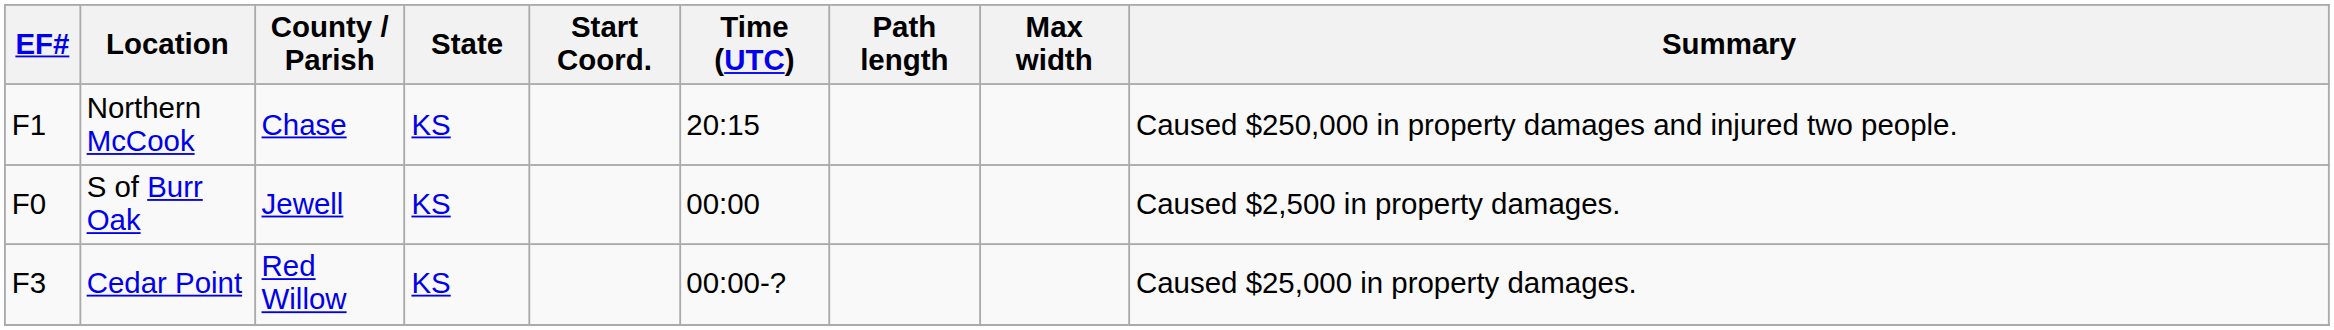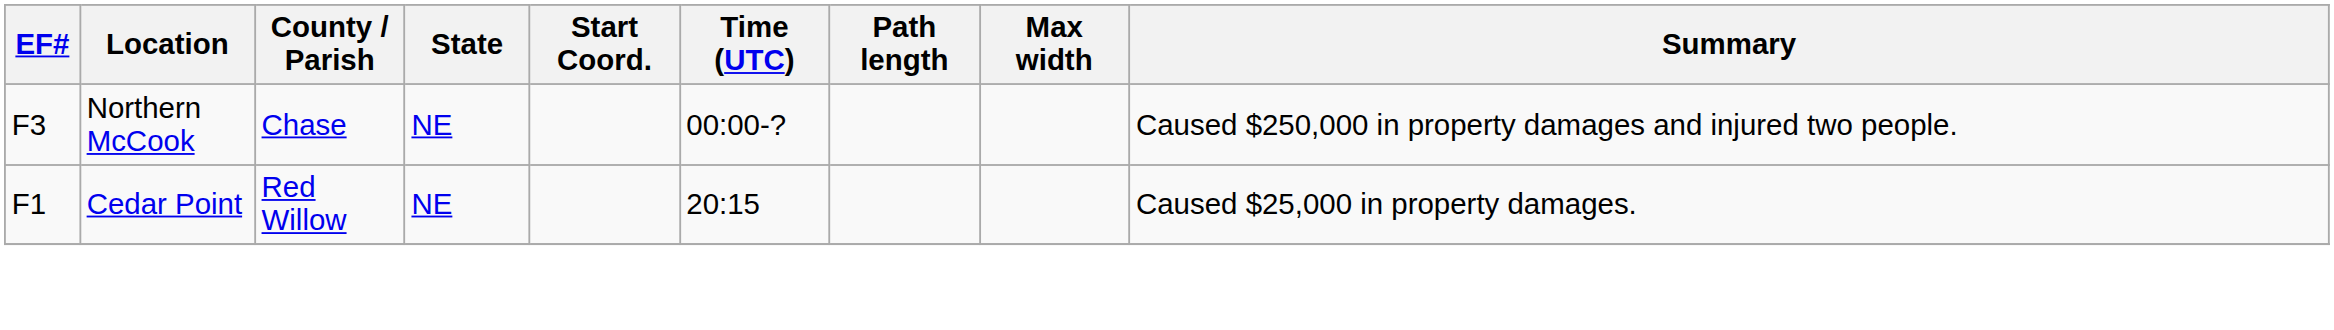(29, 124) F1 -> (29, 124) F3
(431, 124) KS -> (432, 124) NE
(723, 124) 20:15 -> (736, 124) 00:00-?
- row: (145, 204)
(29, 283) F3 -> (29, 204) F1
(431, 283) KS -> (432, 204) NE
(736, 283) 00:00-? -> (723, 204) 20:15
